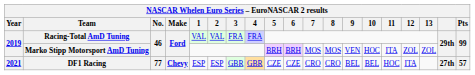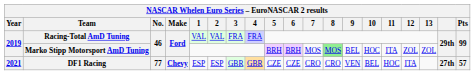(333, 50) no background -> (333, 50) lightgreen background
(353, 50) VEN -> (353, 50) BEL
(353, 63) BEL -> (353, 63) VEN
